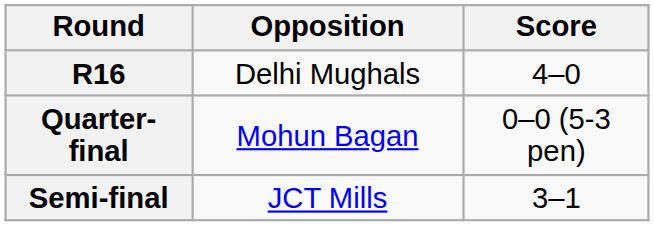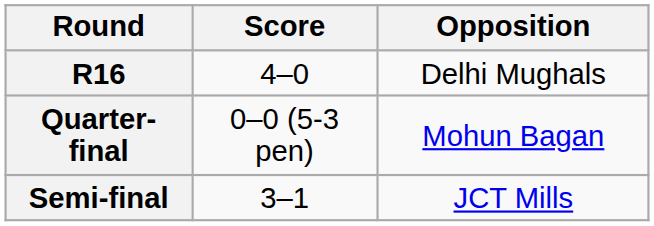columns swapped: (328, 27) <-> (556, 27)
